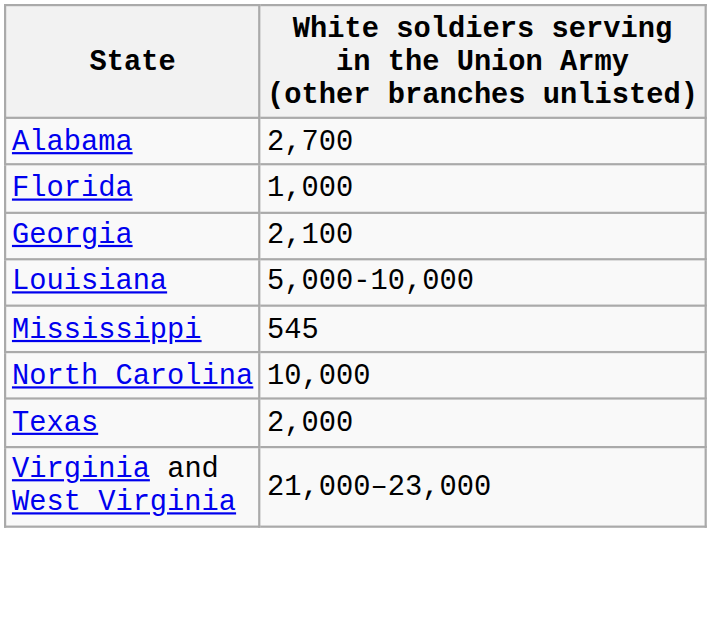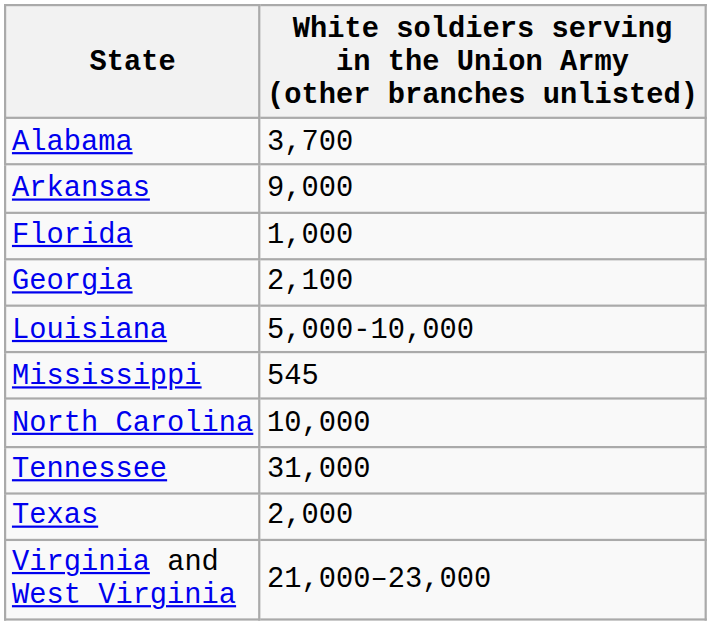(310, 142) 2,700 -> (310, 142) 3,700
+ row: (81, 188)
+ row: (90, 469)
